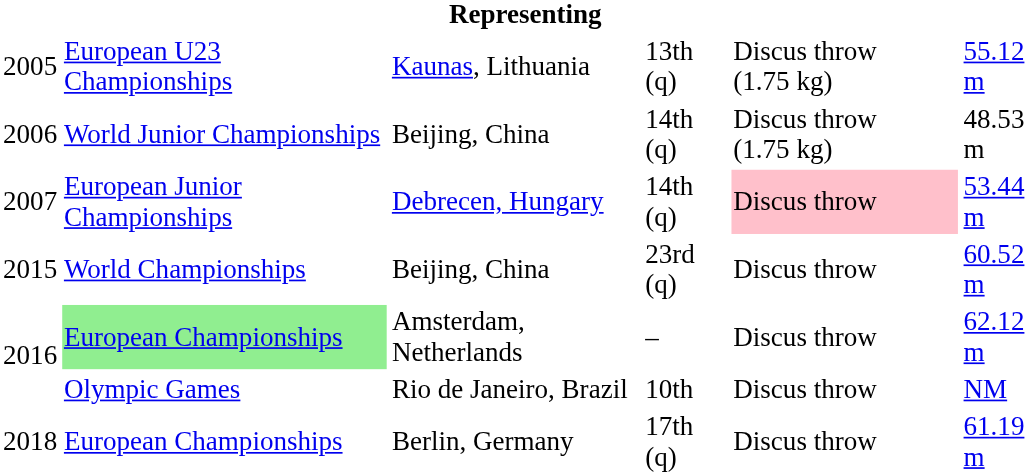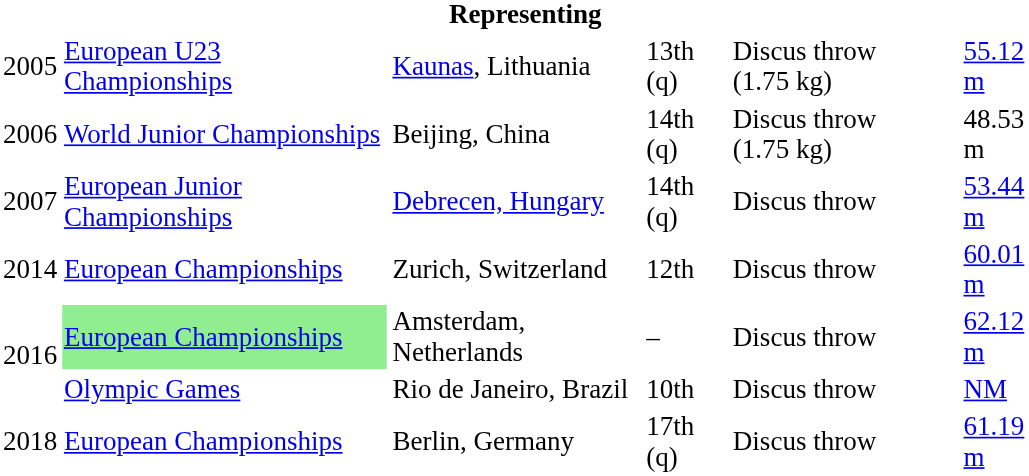(805, 201) pink background -> (805, 201) no background
+ row: (30, 269)
- row: (30, 269)
